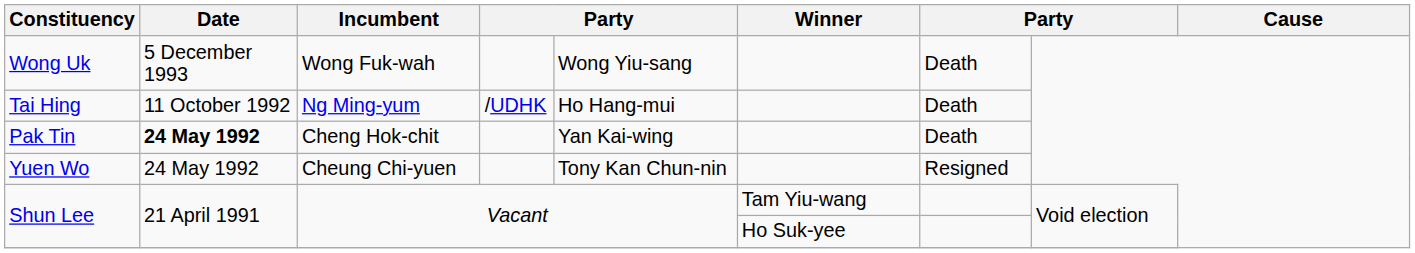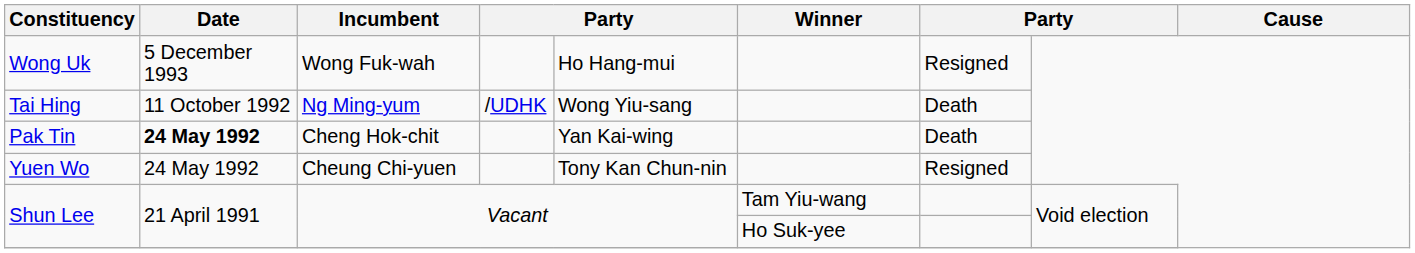(625, 62) Wong Yiu-sang -> (616, 62) Ho Hang-mui
(951, 62) Death -> (967, 62) Resigned
(616, 105) Ho Hang-mui -> (625, 105) Wong Yiu-sang
